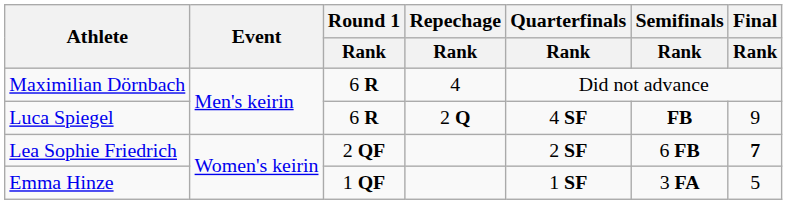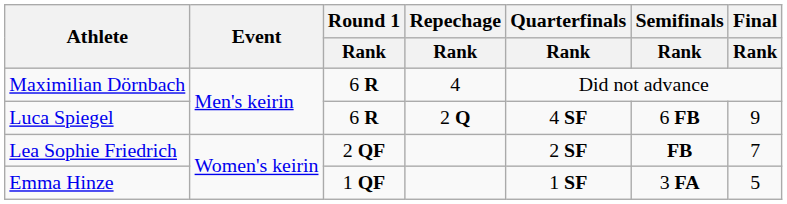(680, 117) FB -> (680, 117) 6 FB
(680, 150) 6 FB -> (680, 150) FB
(755, 150) bold -> (755, 150) normal
